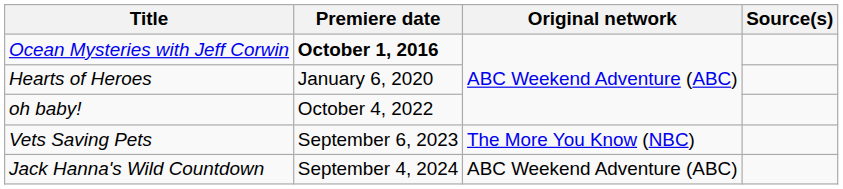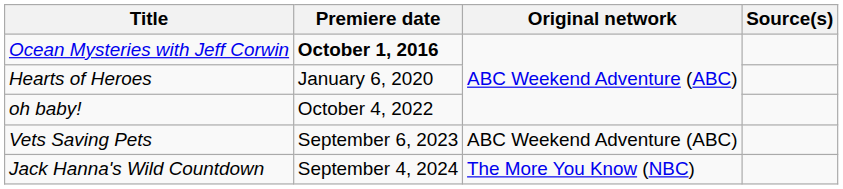(581, 139) The More You Know (NBC) -> (602, 139) ABC Weekend Adventure (ABC)
(602, 169) ABC Weekend Adventure (ABC) -> (581, 169) The More You Know (NBC)
